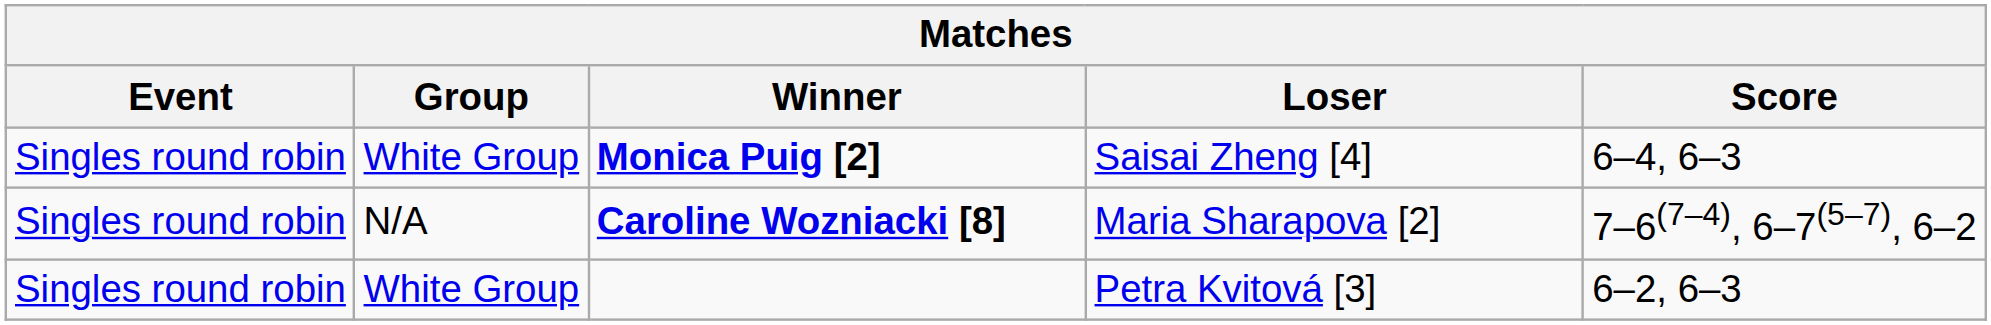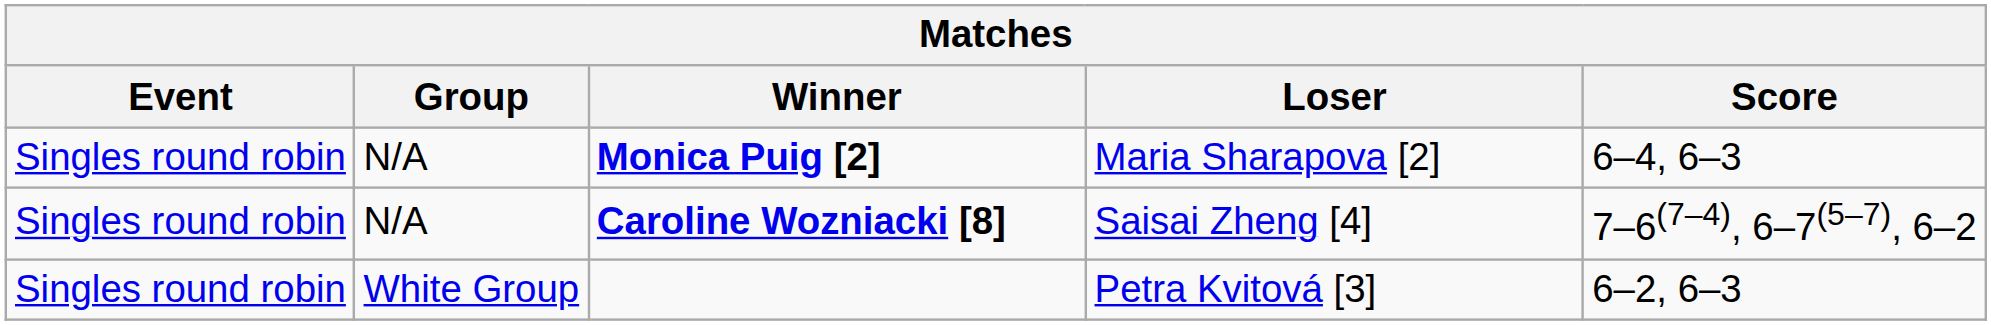(471, 156) White Group -> (396, 156) N/A
(1233, 156) Saisai Zheng [4] -> (1267, 156) Maria Sharapova [2]
(1267, 222) Maria Sharapova [2] -> (1233, 222) Saisai Zheng [4]
